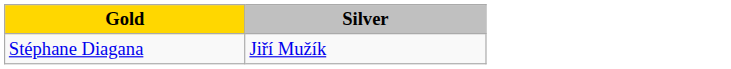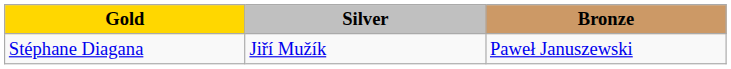+ column: (606, 19)
